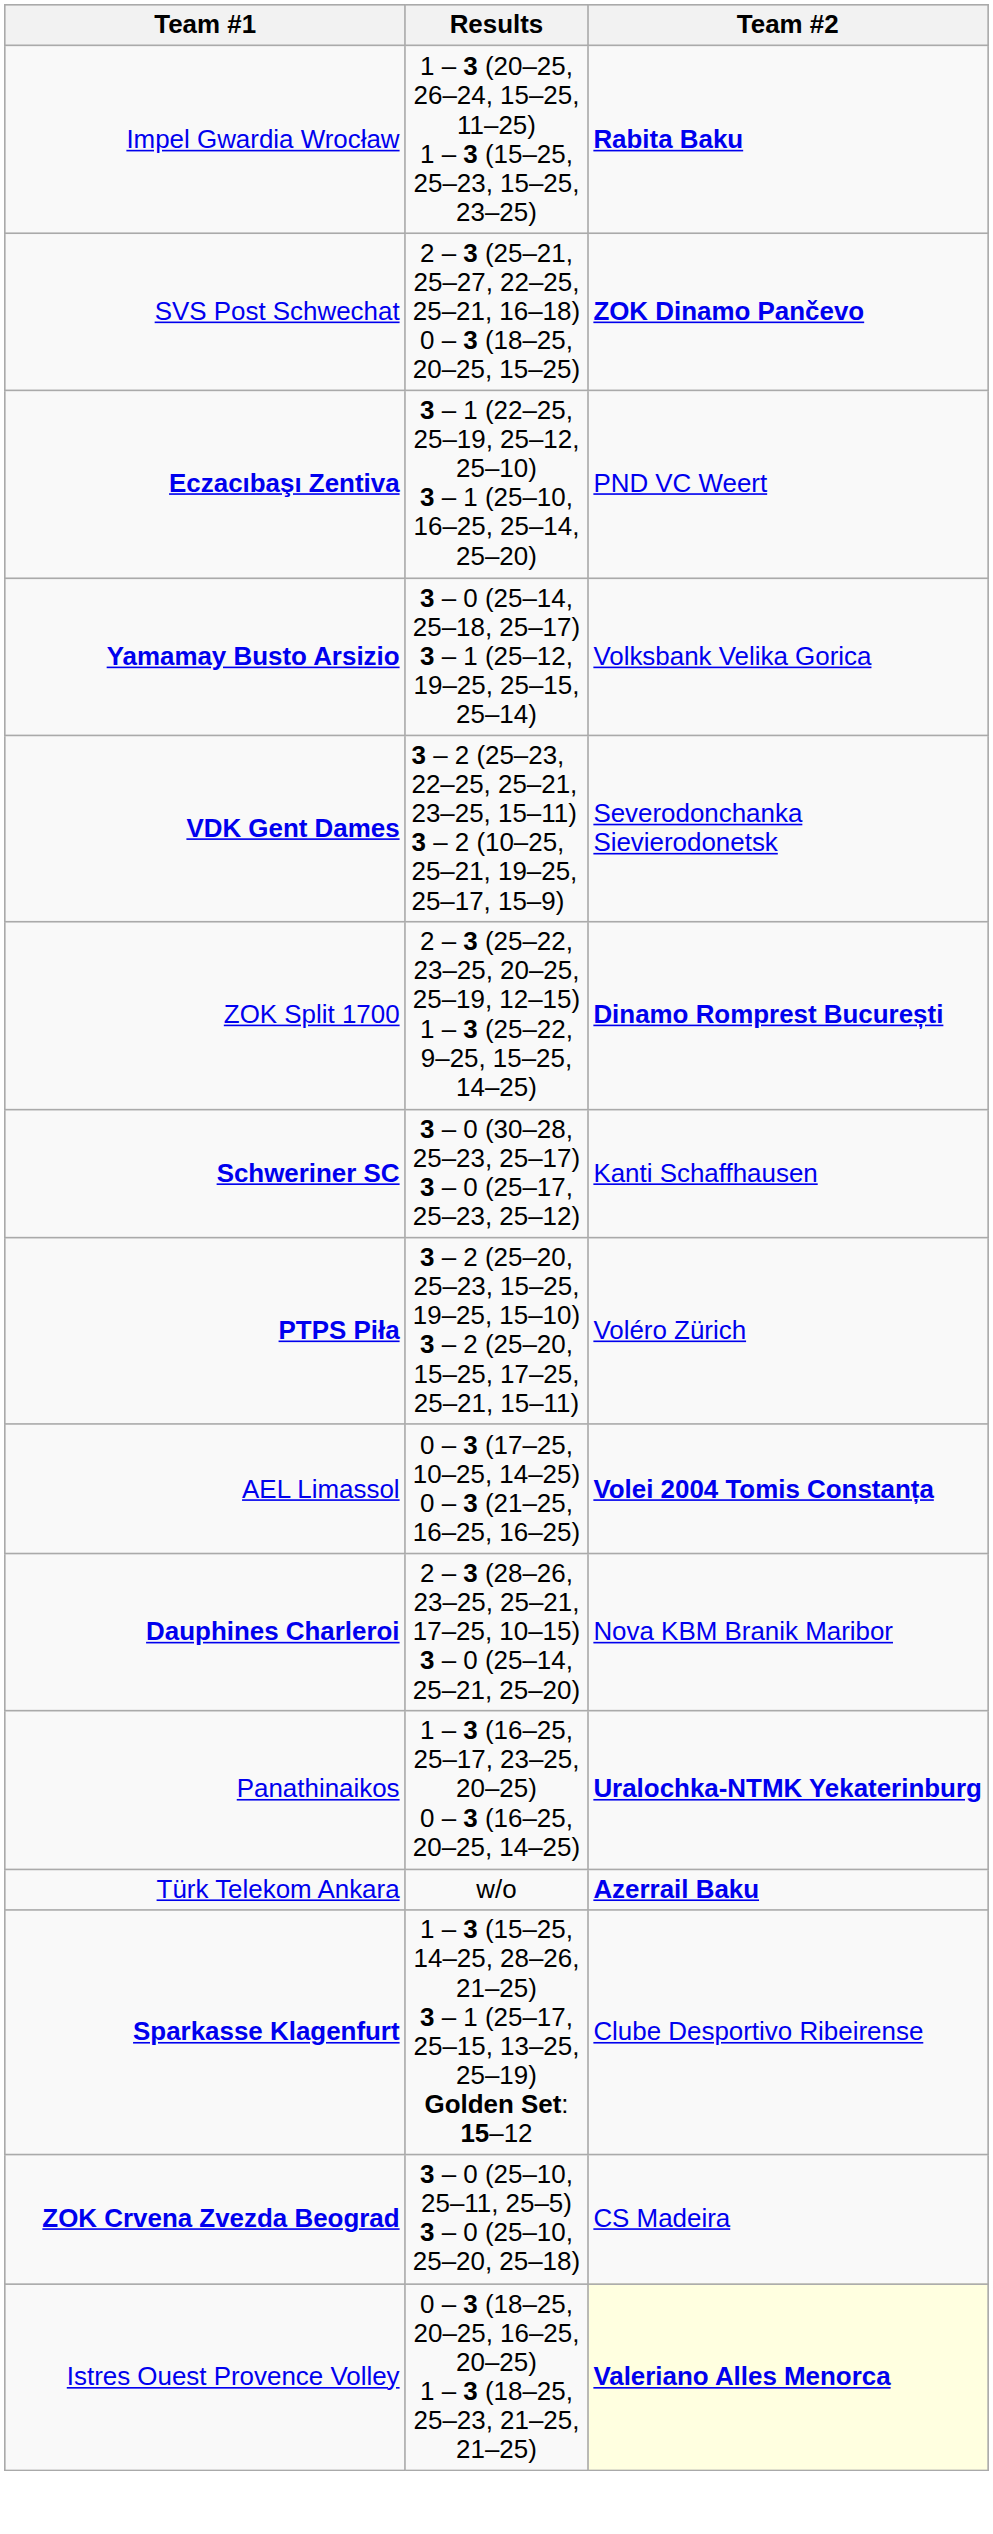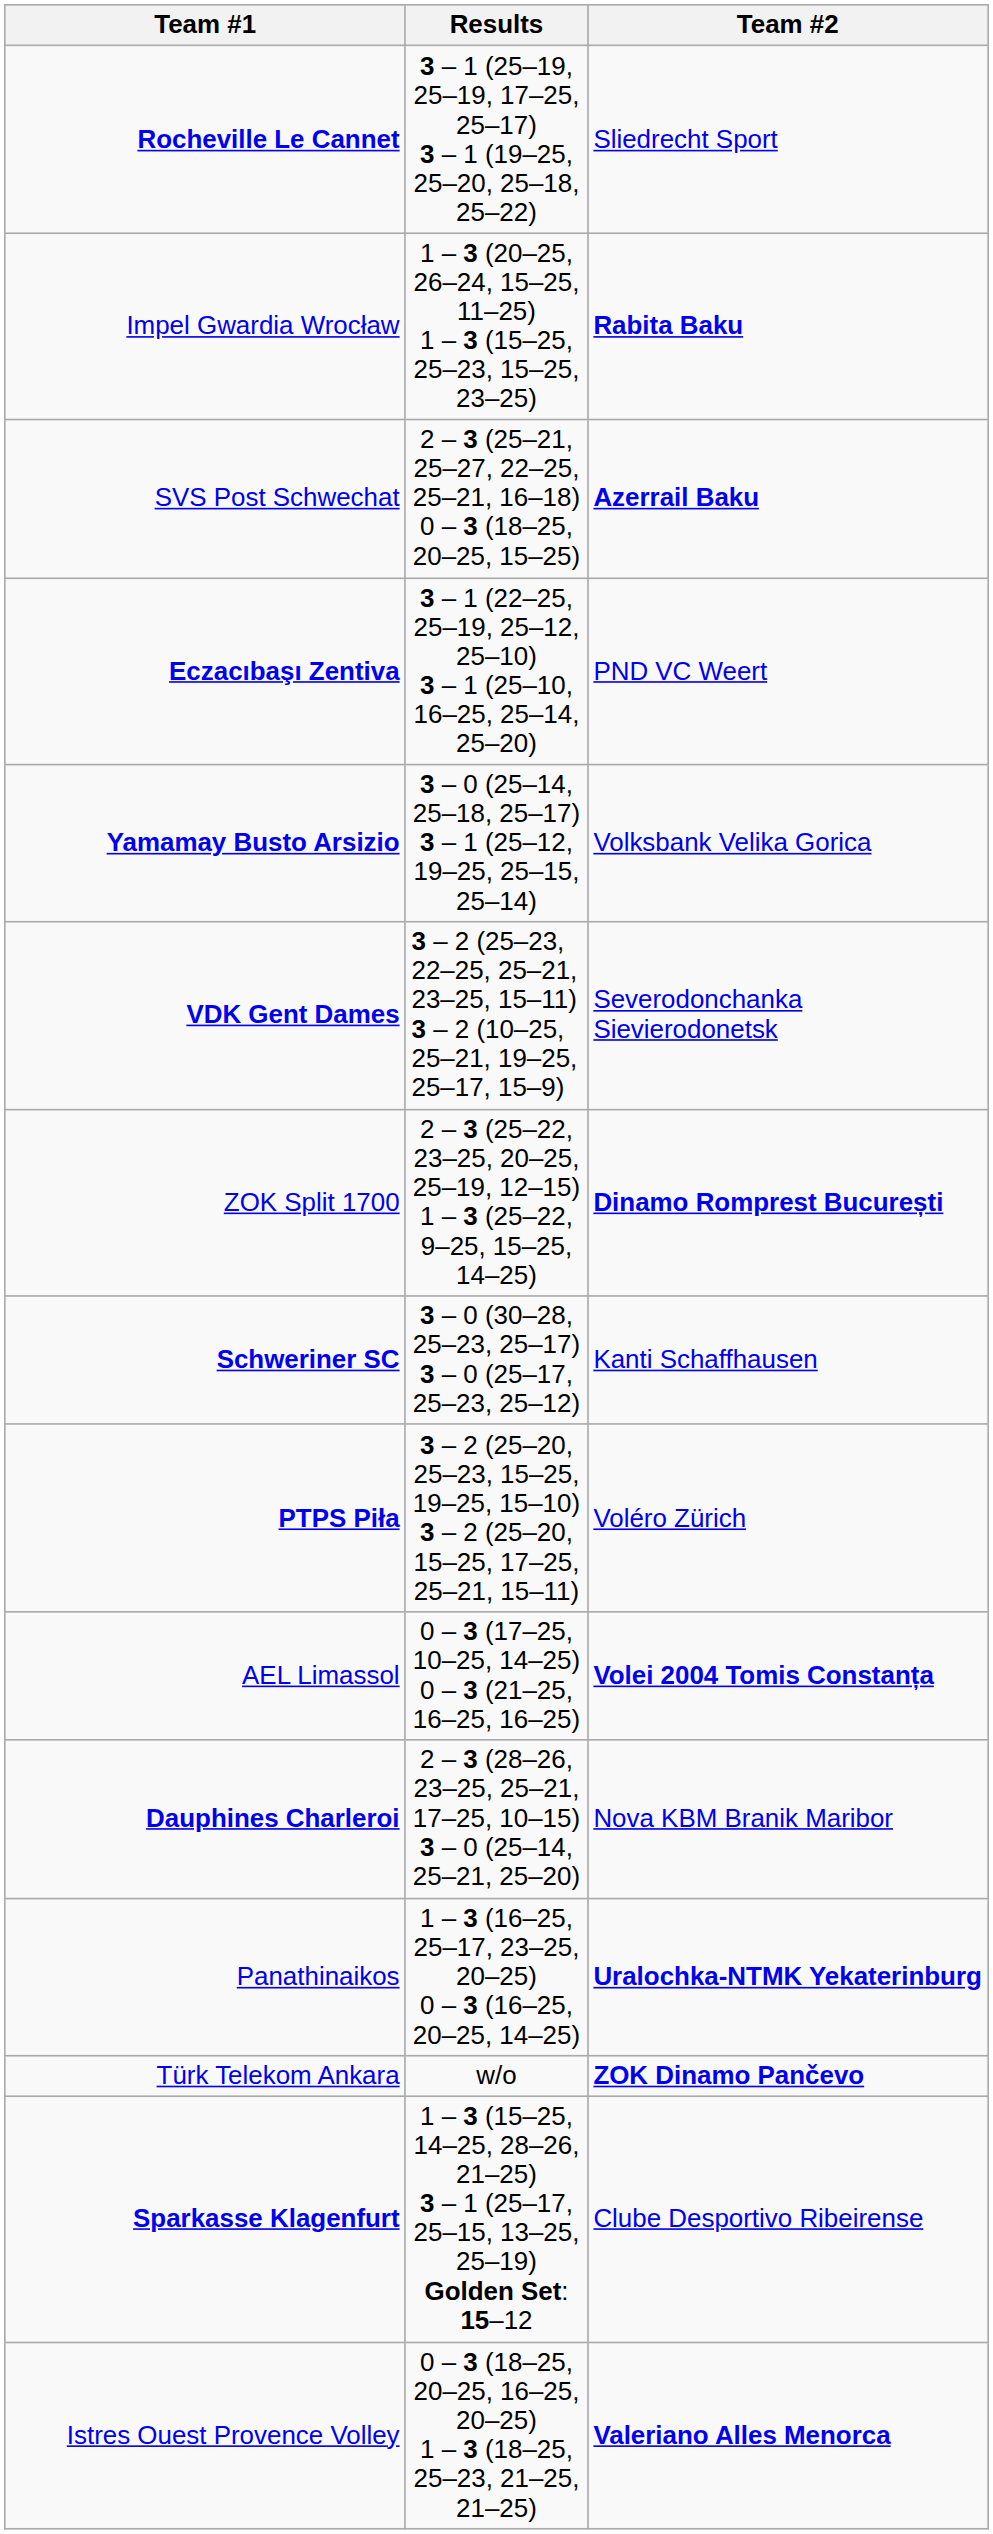+ row: (269, 139)
(729, 311) ZOK Dinamo Pančevo -> (676, 498) Azerrail Baku
(676, 1888) Azerrail Baku -> (729, 2075) ZOK Dinamo Pančevo
- row: (221, 2218)
(742, 2376) lightyellow background -> (742, 2435) no background
